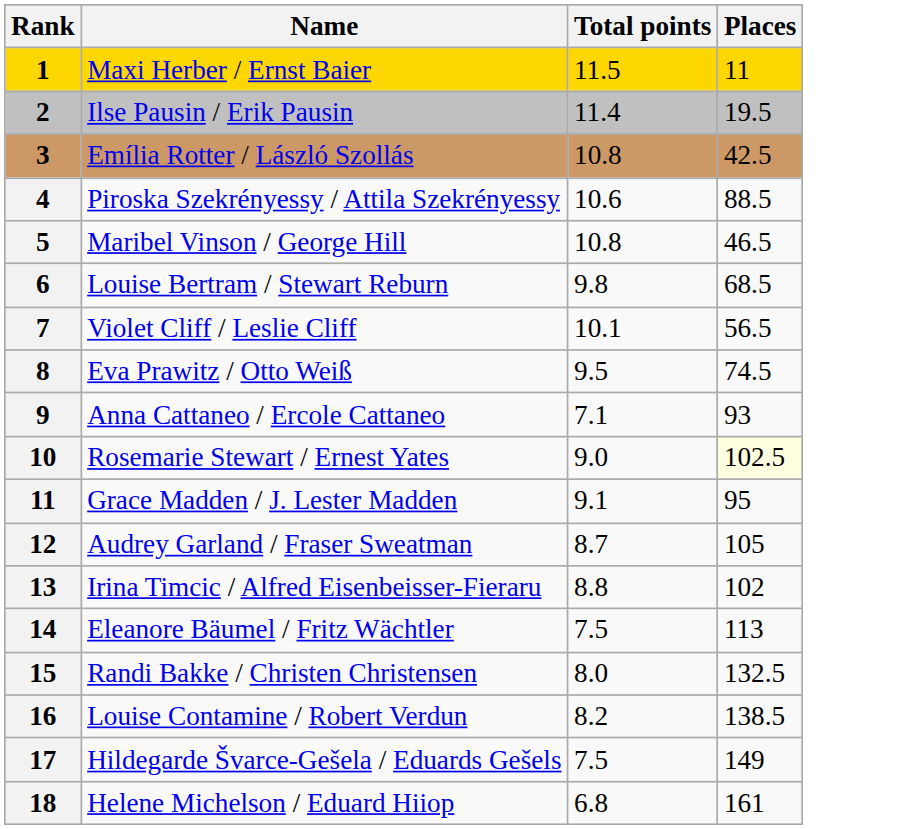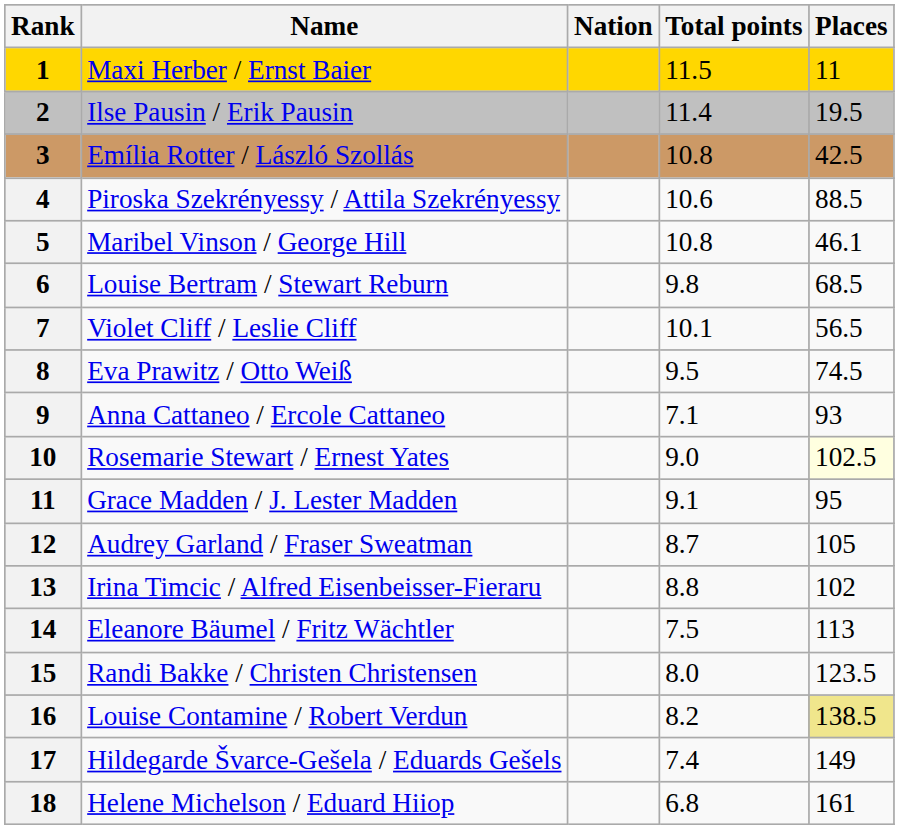+ column: (613, 26)
(748, 241) 46.5 -> (839, 241) 46.1
(754, 673) 132.5 -> (846, 673) 123.5
(754, 716) no background -> (846, 716) khaki background
(591, 759) 7.5 -> (682, 759) 7.4
